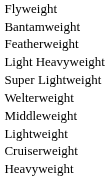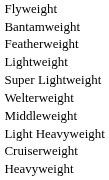rows swapped: (36, 133) <-> (55, 62)
